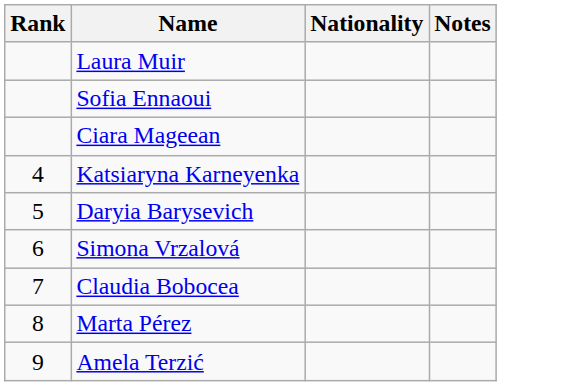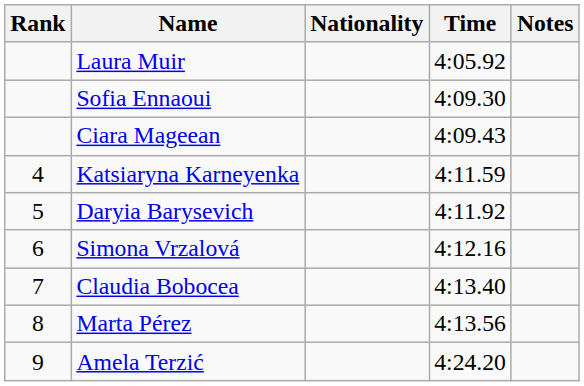+ column: (470, 23)
